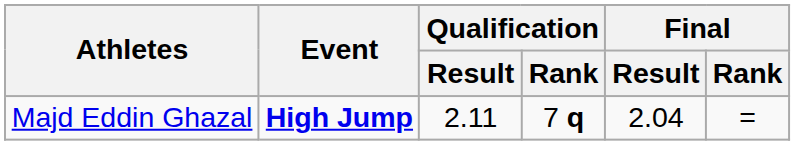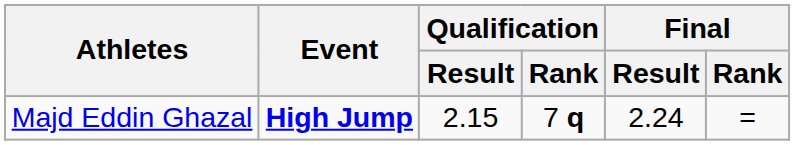(471, 118) 2.11 -> (471, 118) 2.15
(656, 118) 2.04 -> (656, 118) 2.24
